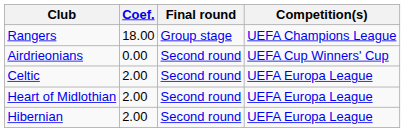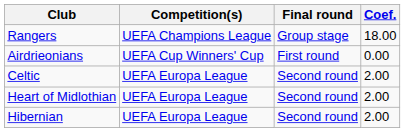columns swapped: (322, 14) <-> (138, 14)
(201, 55) Second round -> (308, 55) First round
